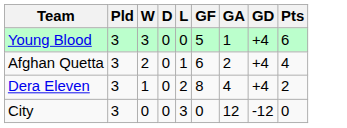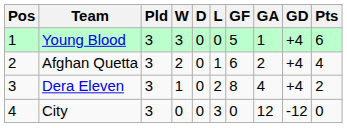+ column: (22, 16)
